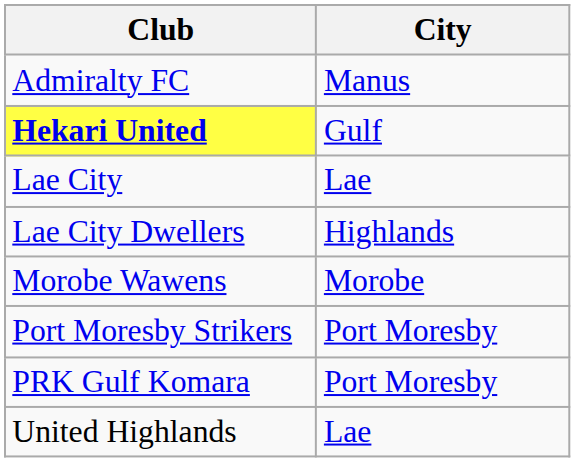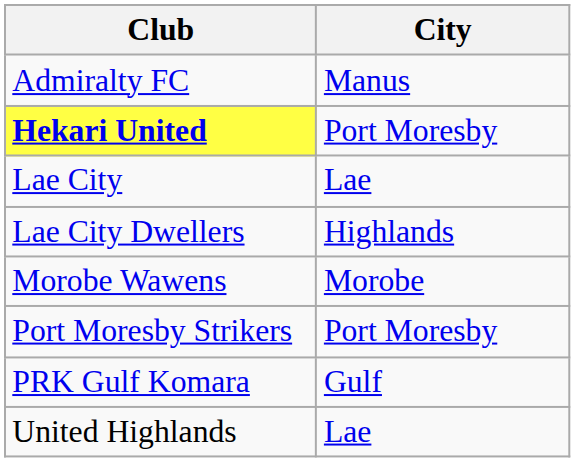(353, 130) Gulf -> (411, 130) Port Moresby
(411, 381) Port Moresby -> (353, 381) Gulf
